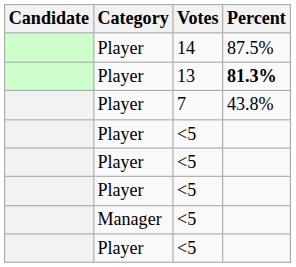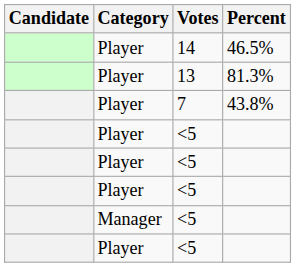(250, 47) 87.5% -> (250, 47) 46.5%
(252, 76) bold -> (250, 76) normal
